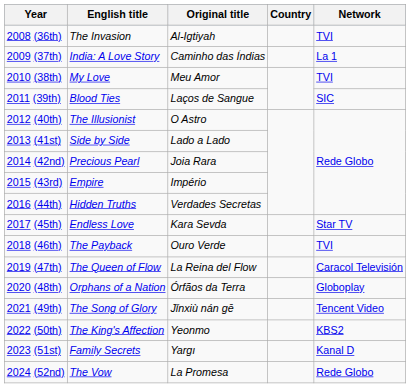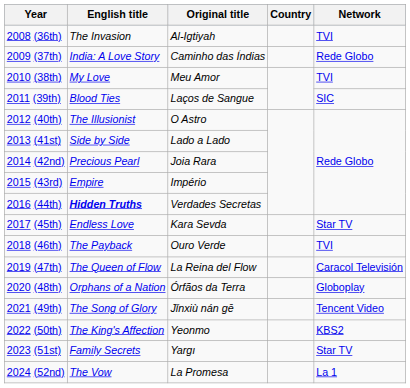(327, 57) La 1 -> (345, 57) Rede Globo
(103, 204) normal -> (106, 204) bold
(335, 351) Kanal D -> (334, 351) Star TV
(345, 372) Rede Globo -> (327, 372) La 1
